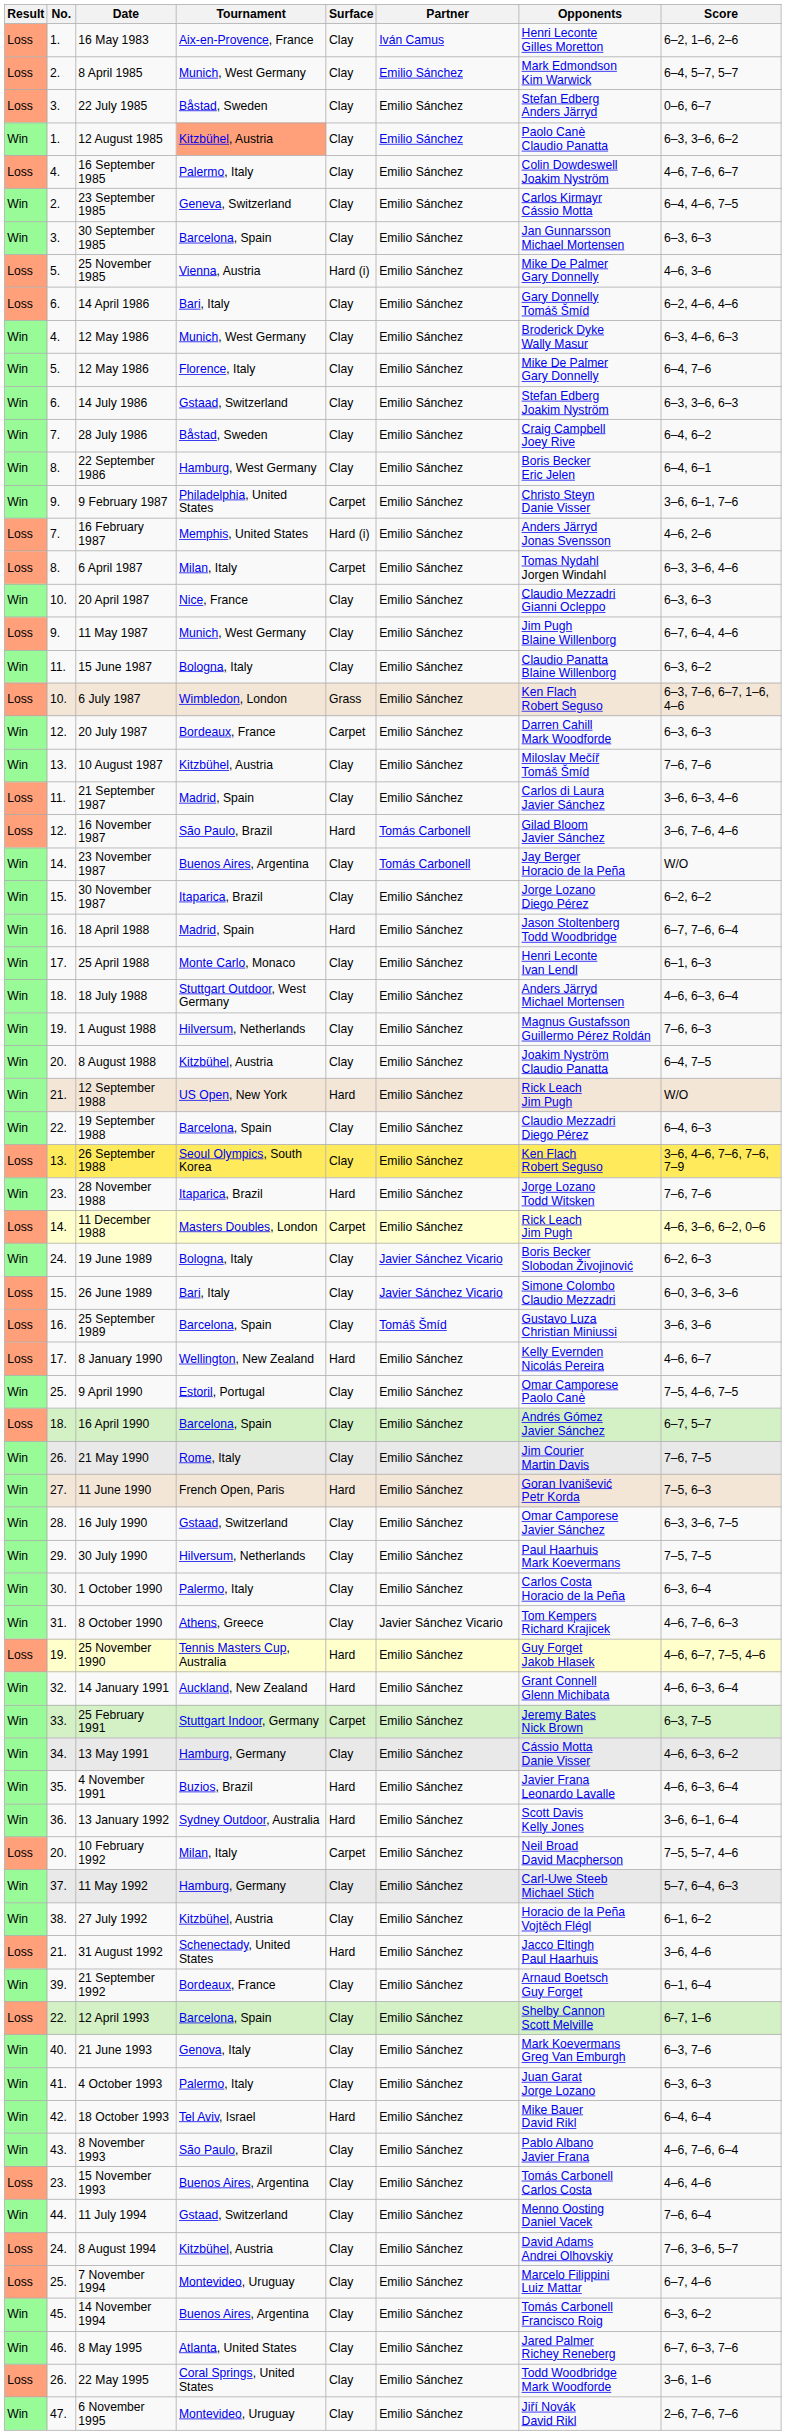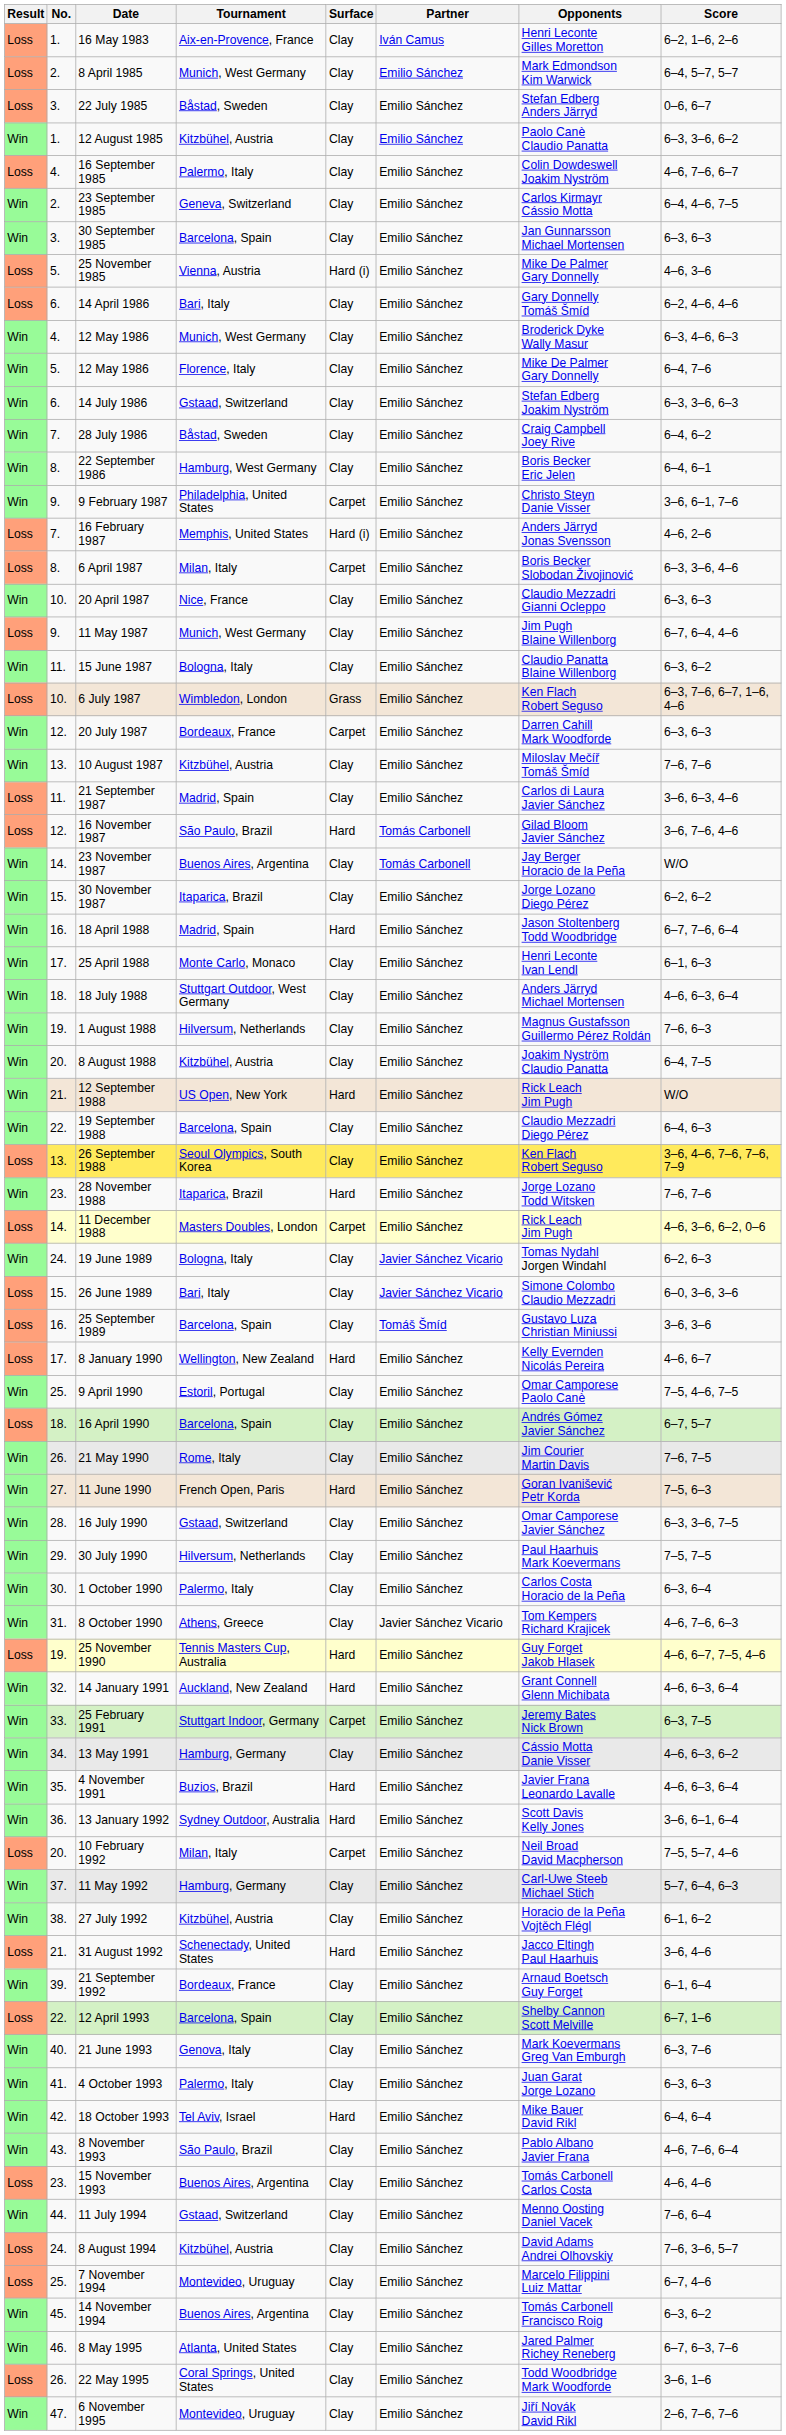(226, 139) lightsalmon background -> (226, 139) no background
(564, 567) Tomas Nydahl Jorgen Windahl -> (577, 567) Boris Becker Slobodan Živojinović
(577, 1259) Boris Becker Slobodan Živojinović -> (564, 1259) Tomas Nydahl Jorgen Windahl
